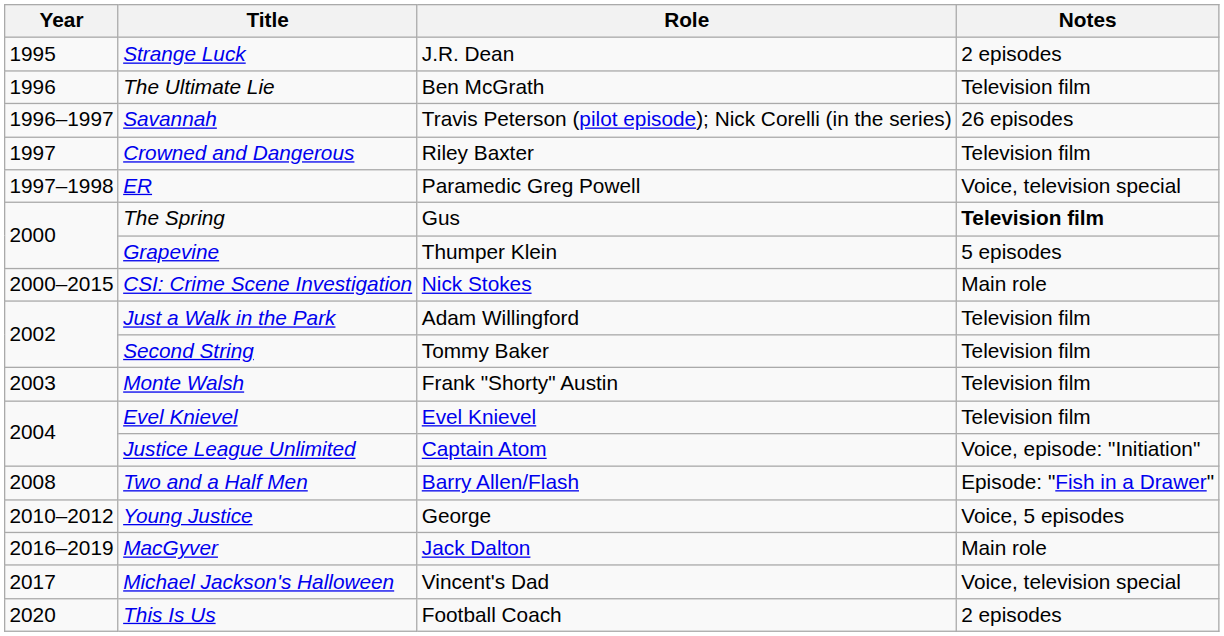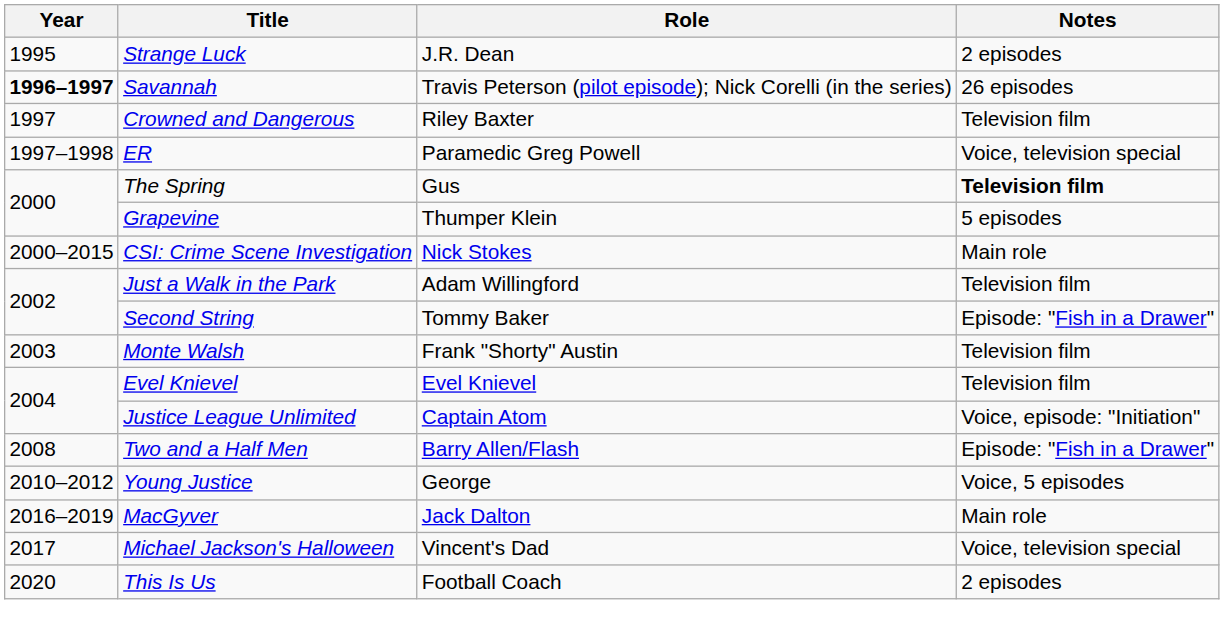- row: (199, 86)
(62, 119) normal -> (62, 86) bold
(1026, 350) Television film -> (1088, 317) Episode: "Fish in a Drawer"
